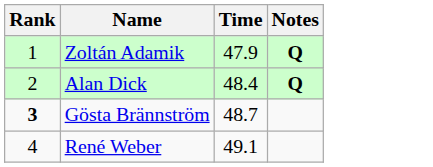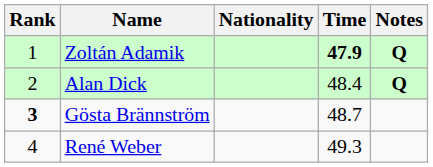+ column: (266, 20)
(241, 51) normal -> (345, 51) bold
(241, 146) 49.1 -> (345, 146) 49.3
